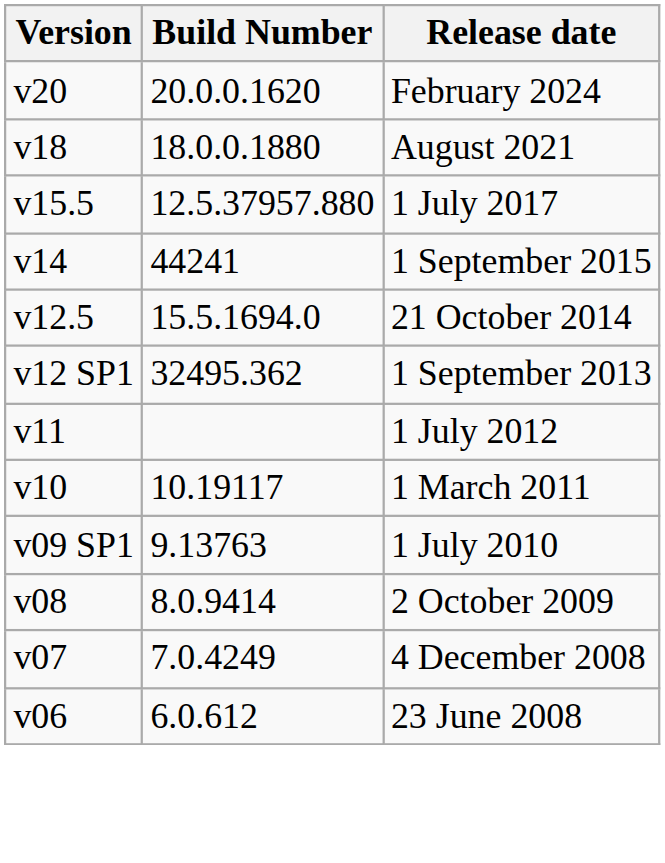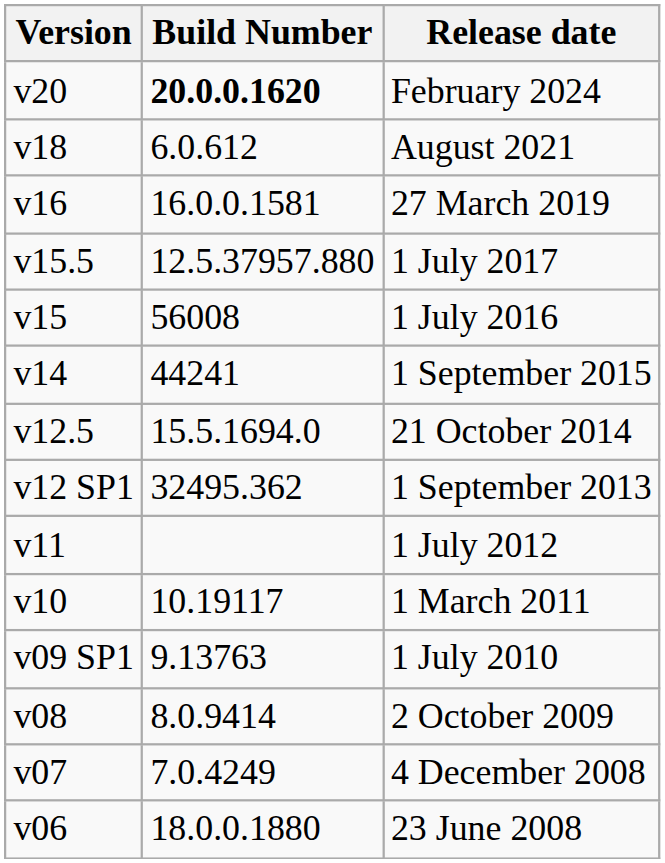(236, 89) normal -> (236, 89) bold
(236, 146) 18.0.0.1880 -> (204, 146) 6.0.612
+ row: (500, 203)
+ row: (475, 317)
(204, 714) 6.0.612 -> (236, 828) 18.0.0.1880
